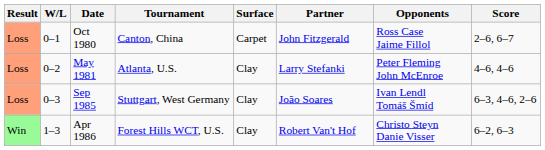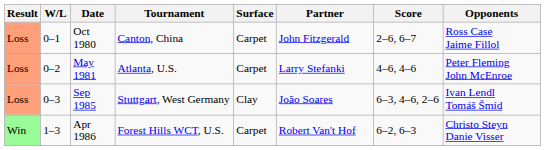columns swapped: (422, 13) <-> (506, 13)
(247, 68) Clay -> (251, 68) Carpet
(247, 130) Clay -> (251, 130) Carpet
